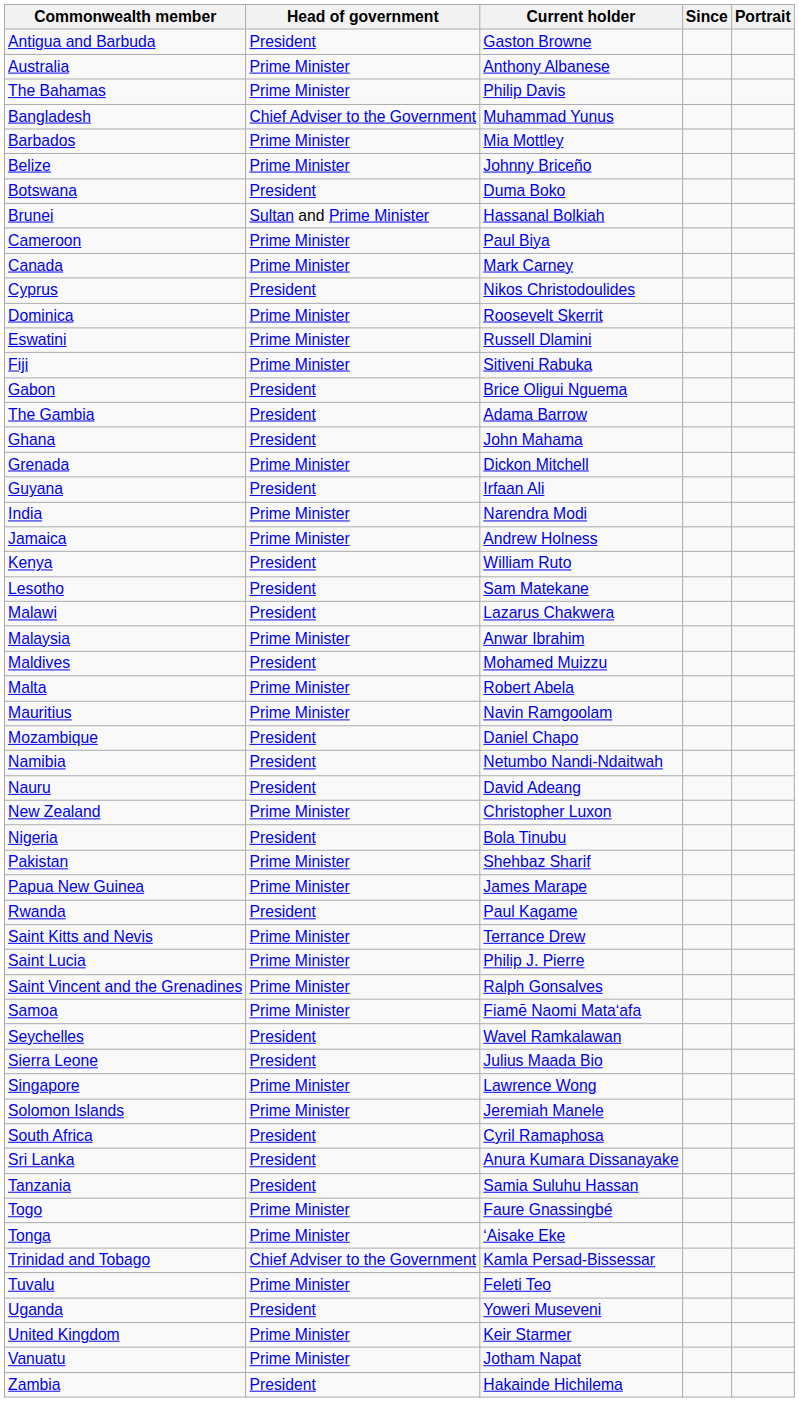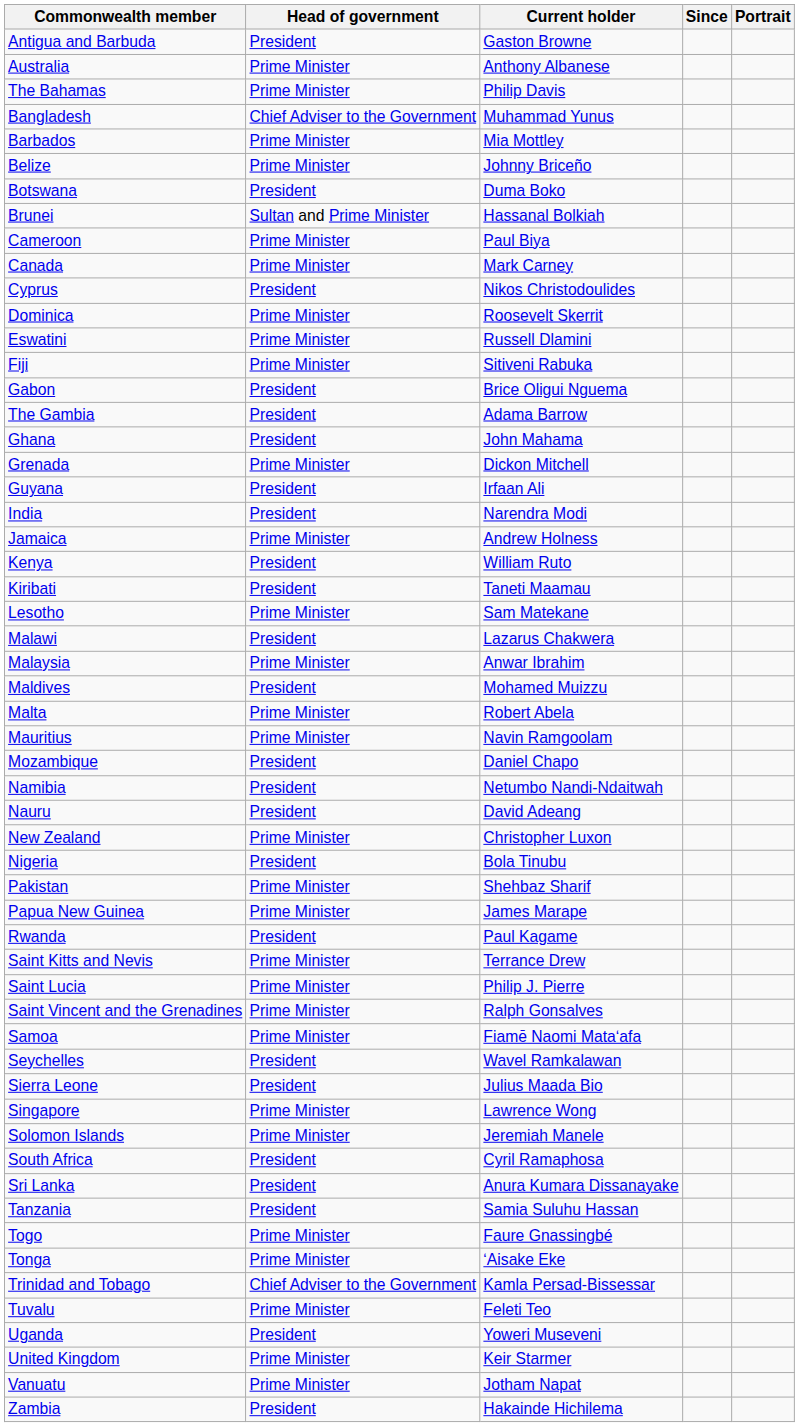(300, 514) Prime Minister -> (283, 514) President
+ row: (32, 588)
(283, 588) President -> (300, 613) Prime Minister
